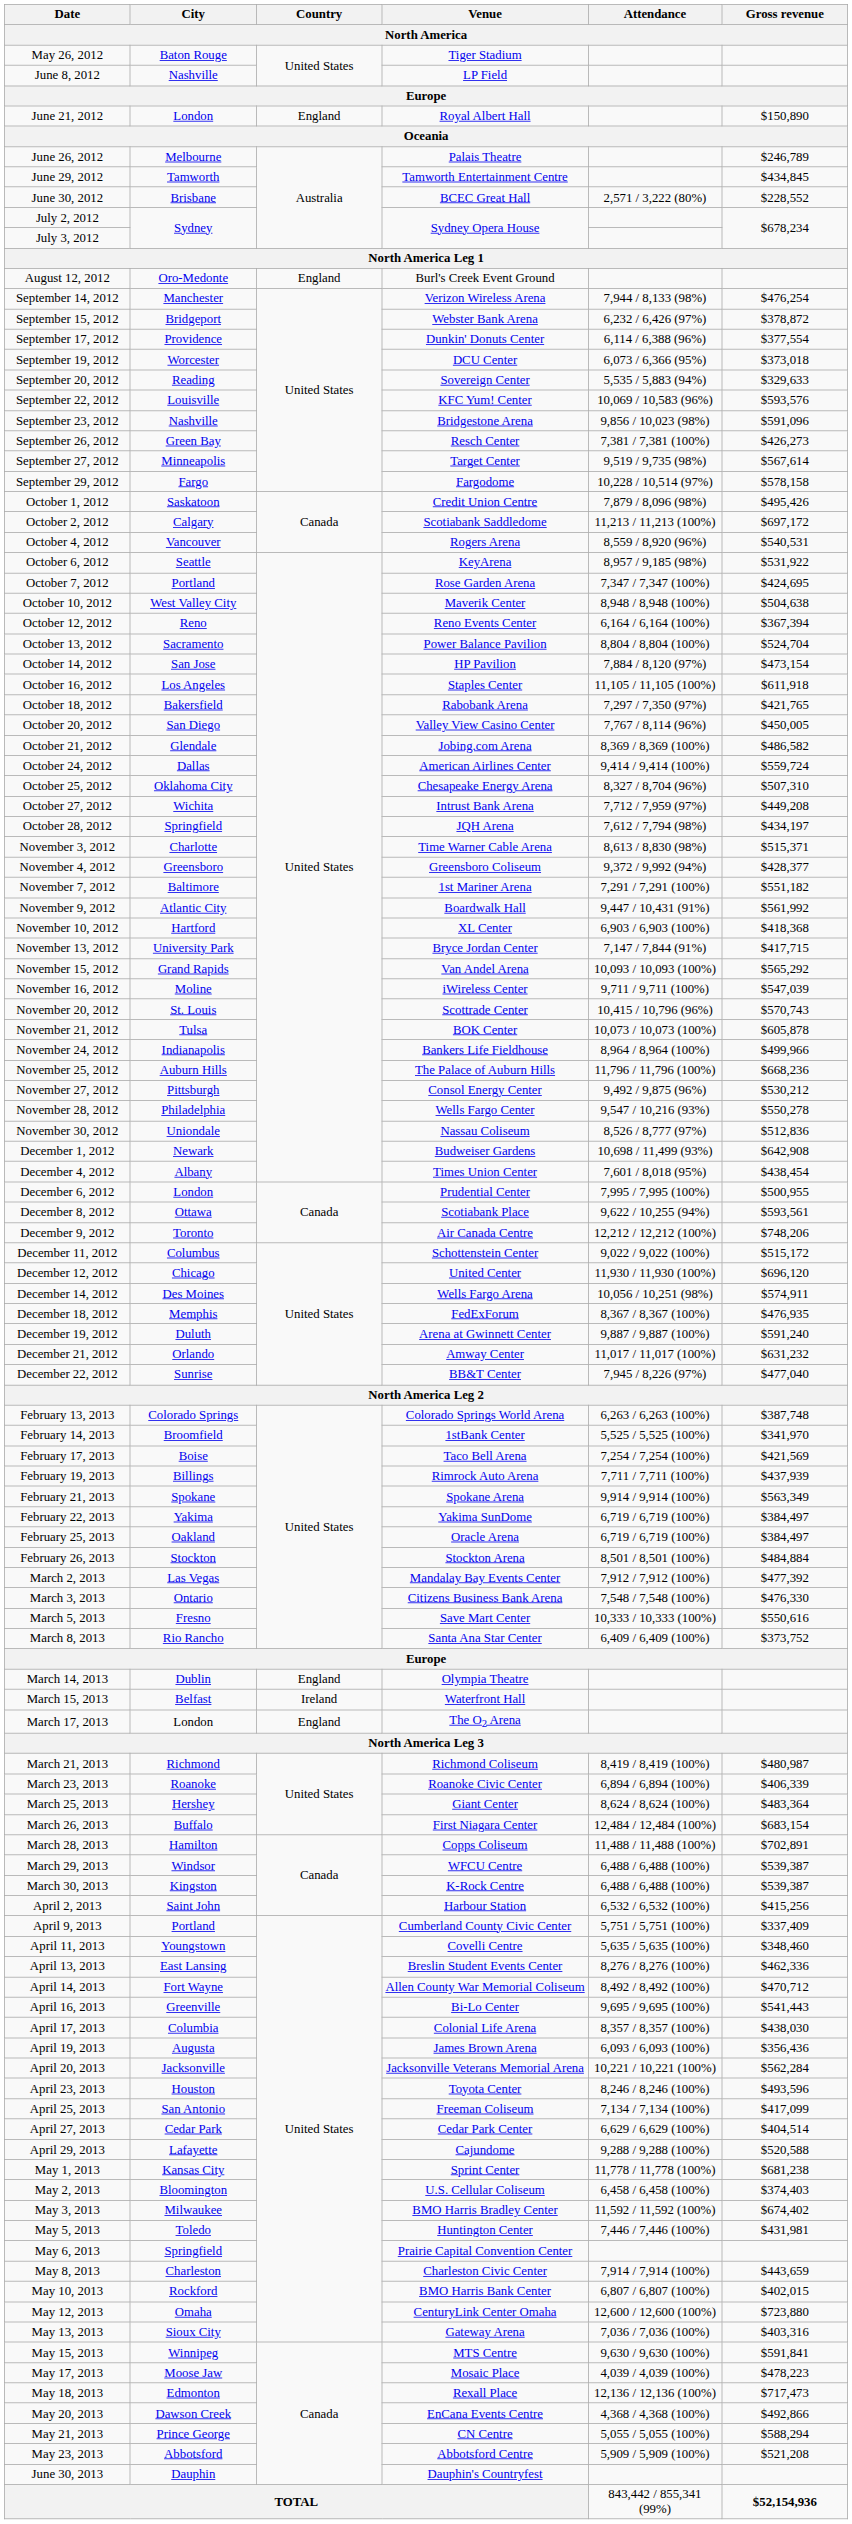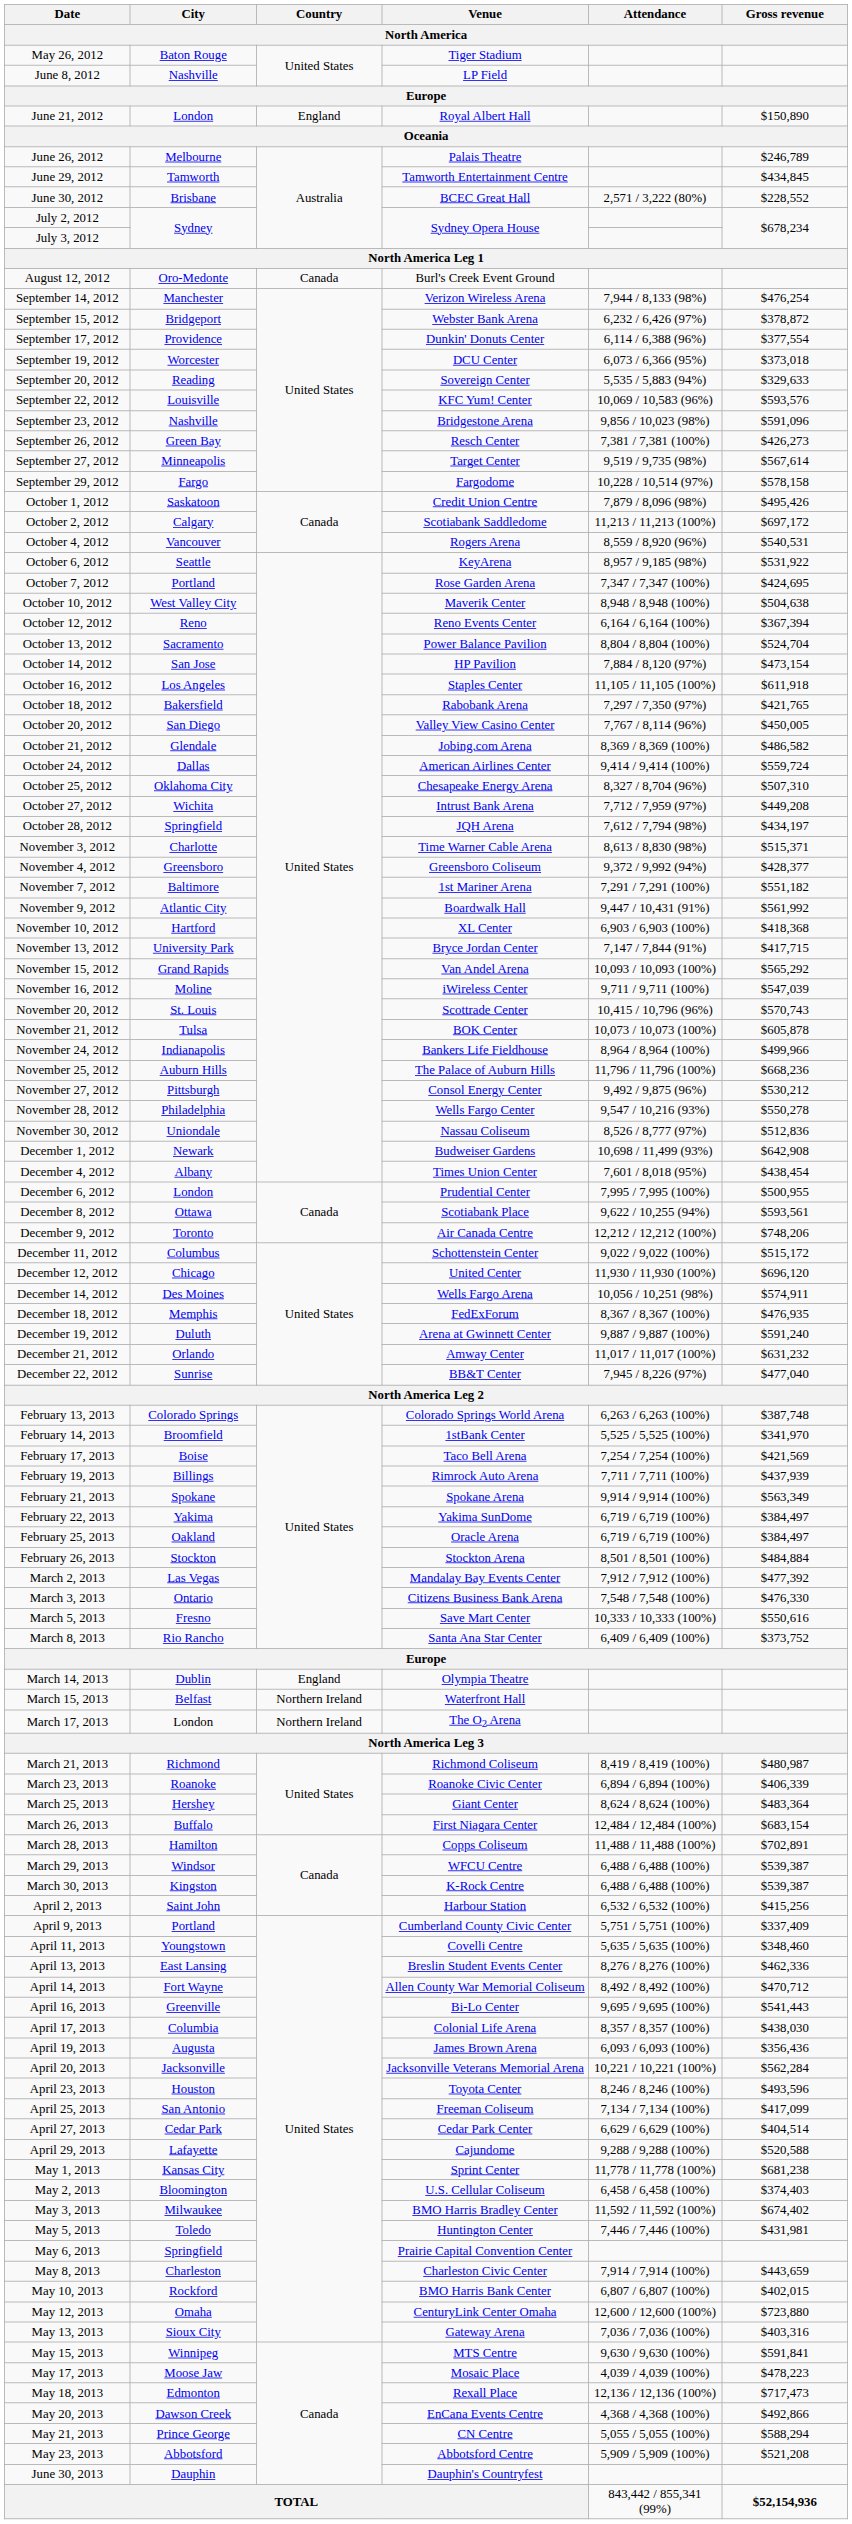(319, 278) England -> (319, 278) Canada
(319, 1699) Ireland -> (319, 1699) Northern Ireland
(319, 1721) England -> (319, 1721) Northern Ireland
